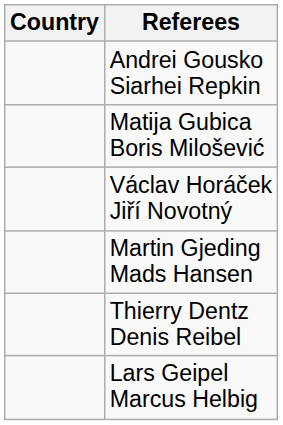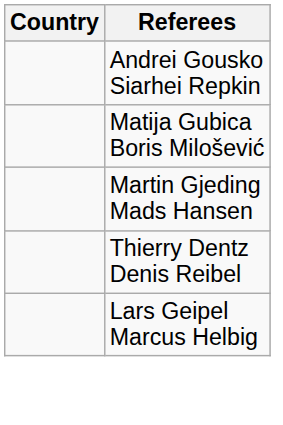- row: (191, 198)
